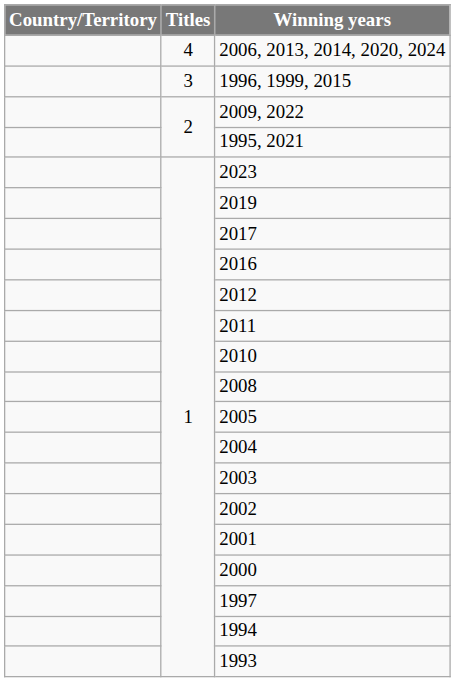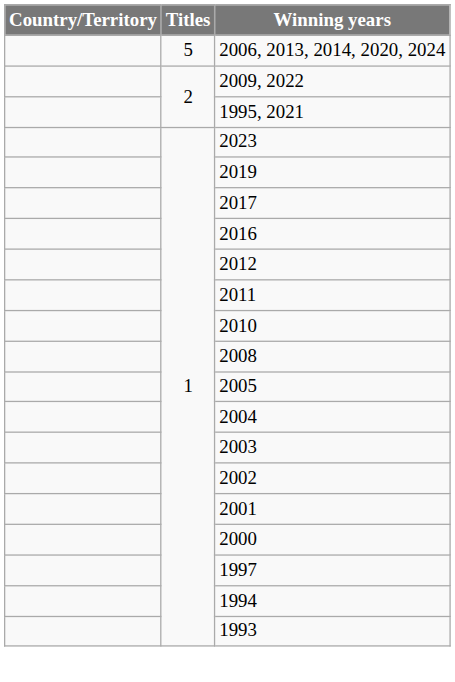(188, 50) 4 -> (188, 50) 5
- row: (285, 80)
